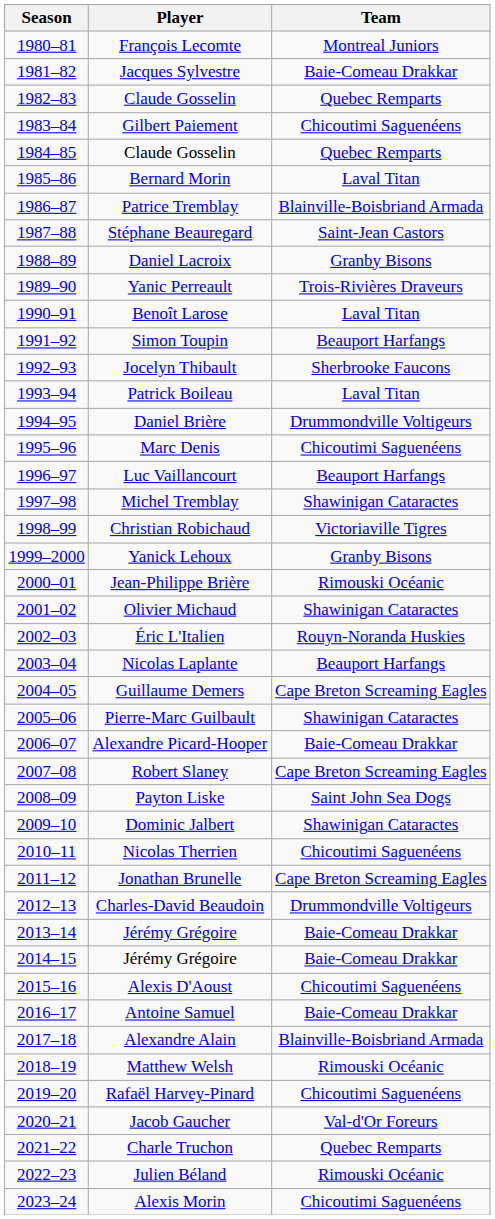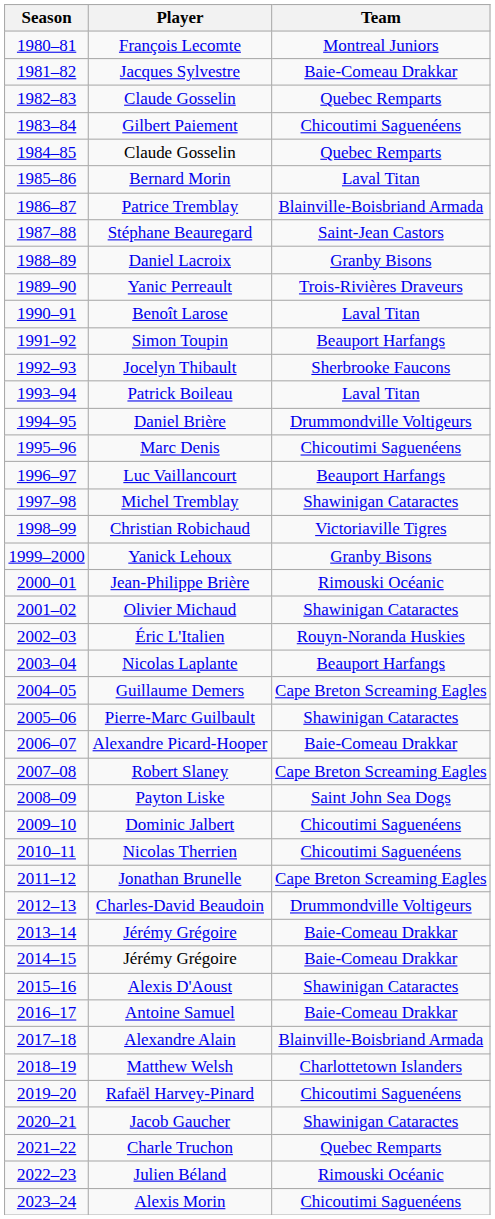(381, 824) Shawinigan Cataractes -> (381, 824) Chicoutimi Saguenéens
(381, 986) Chicoutimi Saguenéens -> (381, 986) Shawinigan Cataractes
(381, 1066) Rimouski Océanic -> (381, 1066) Charlottetown Islanders
(381, 1120) Val-d'Or Foreurs -> (381, 1120) Shawinigan Cataractes
